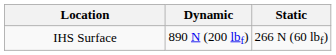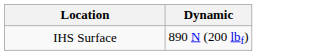- column: (291, 15)
